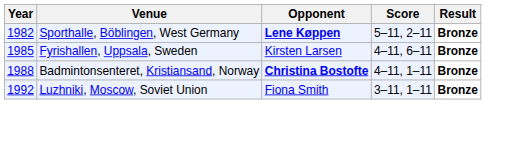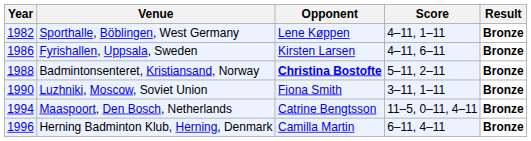(303, 33) bold -> (314, 33) normal
(403, 33) 5–11, 2–11 -> (416, 33) 4–11, 1–11
(21, 52) 1985 -> (21, 52) 1986
(403, 71) 4–11, 1–11 -> (416, 71) 5–11, 2–11
(21, 90) 1992 -> (21, 90) 1990
+ row: (136, 109)
+ row: (156, 128)
